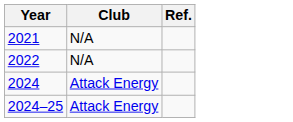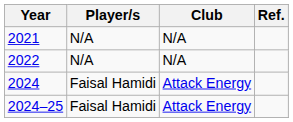+ column: (113, 15)
